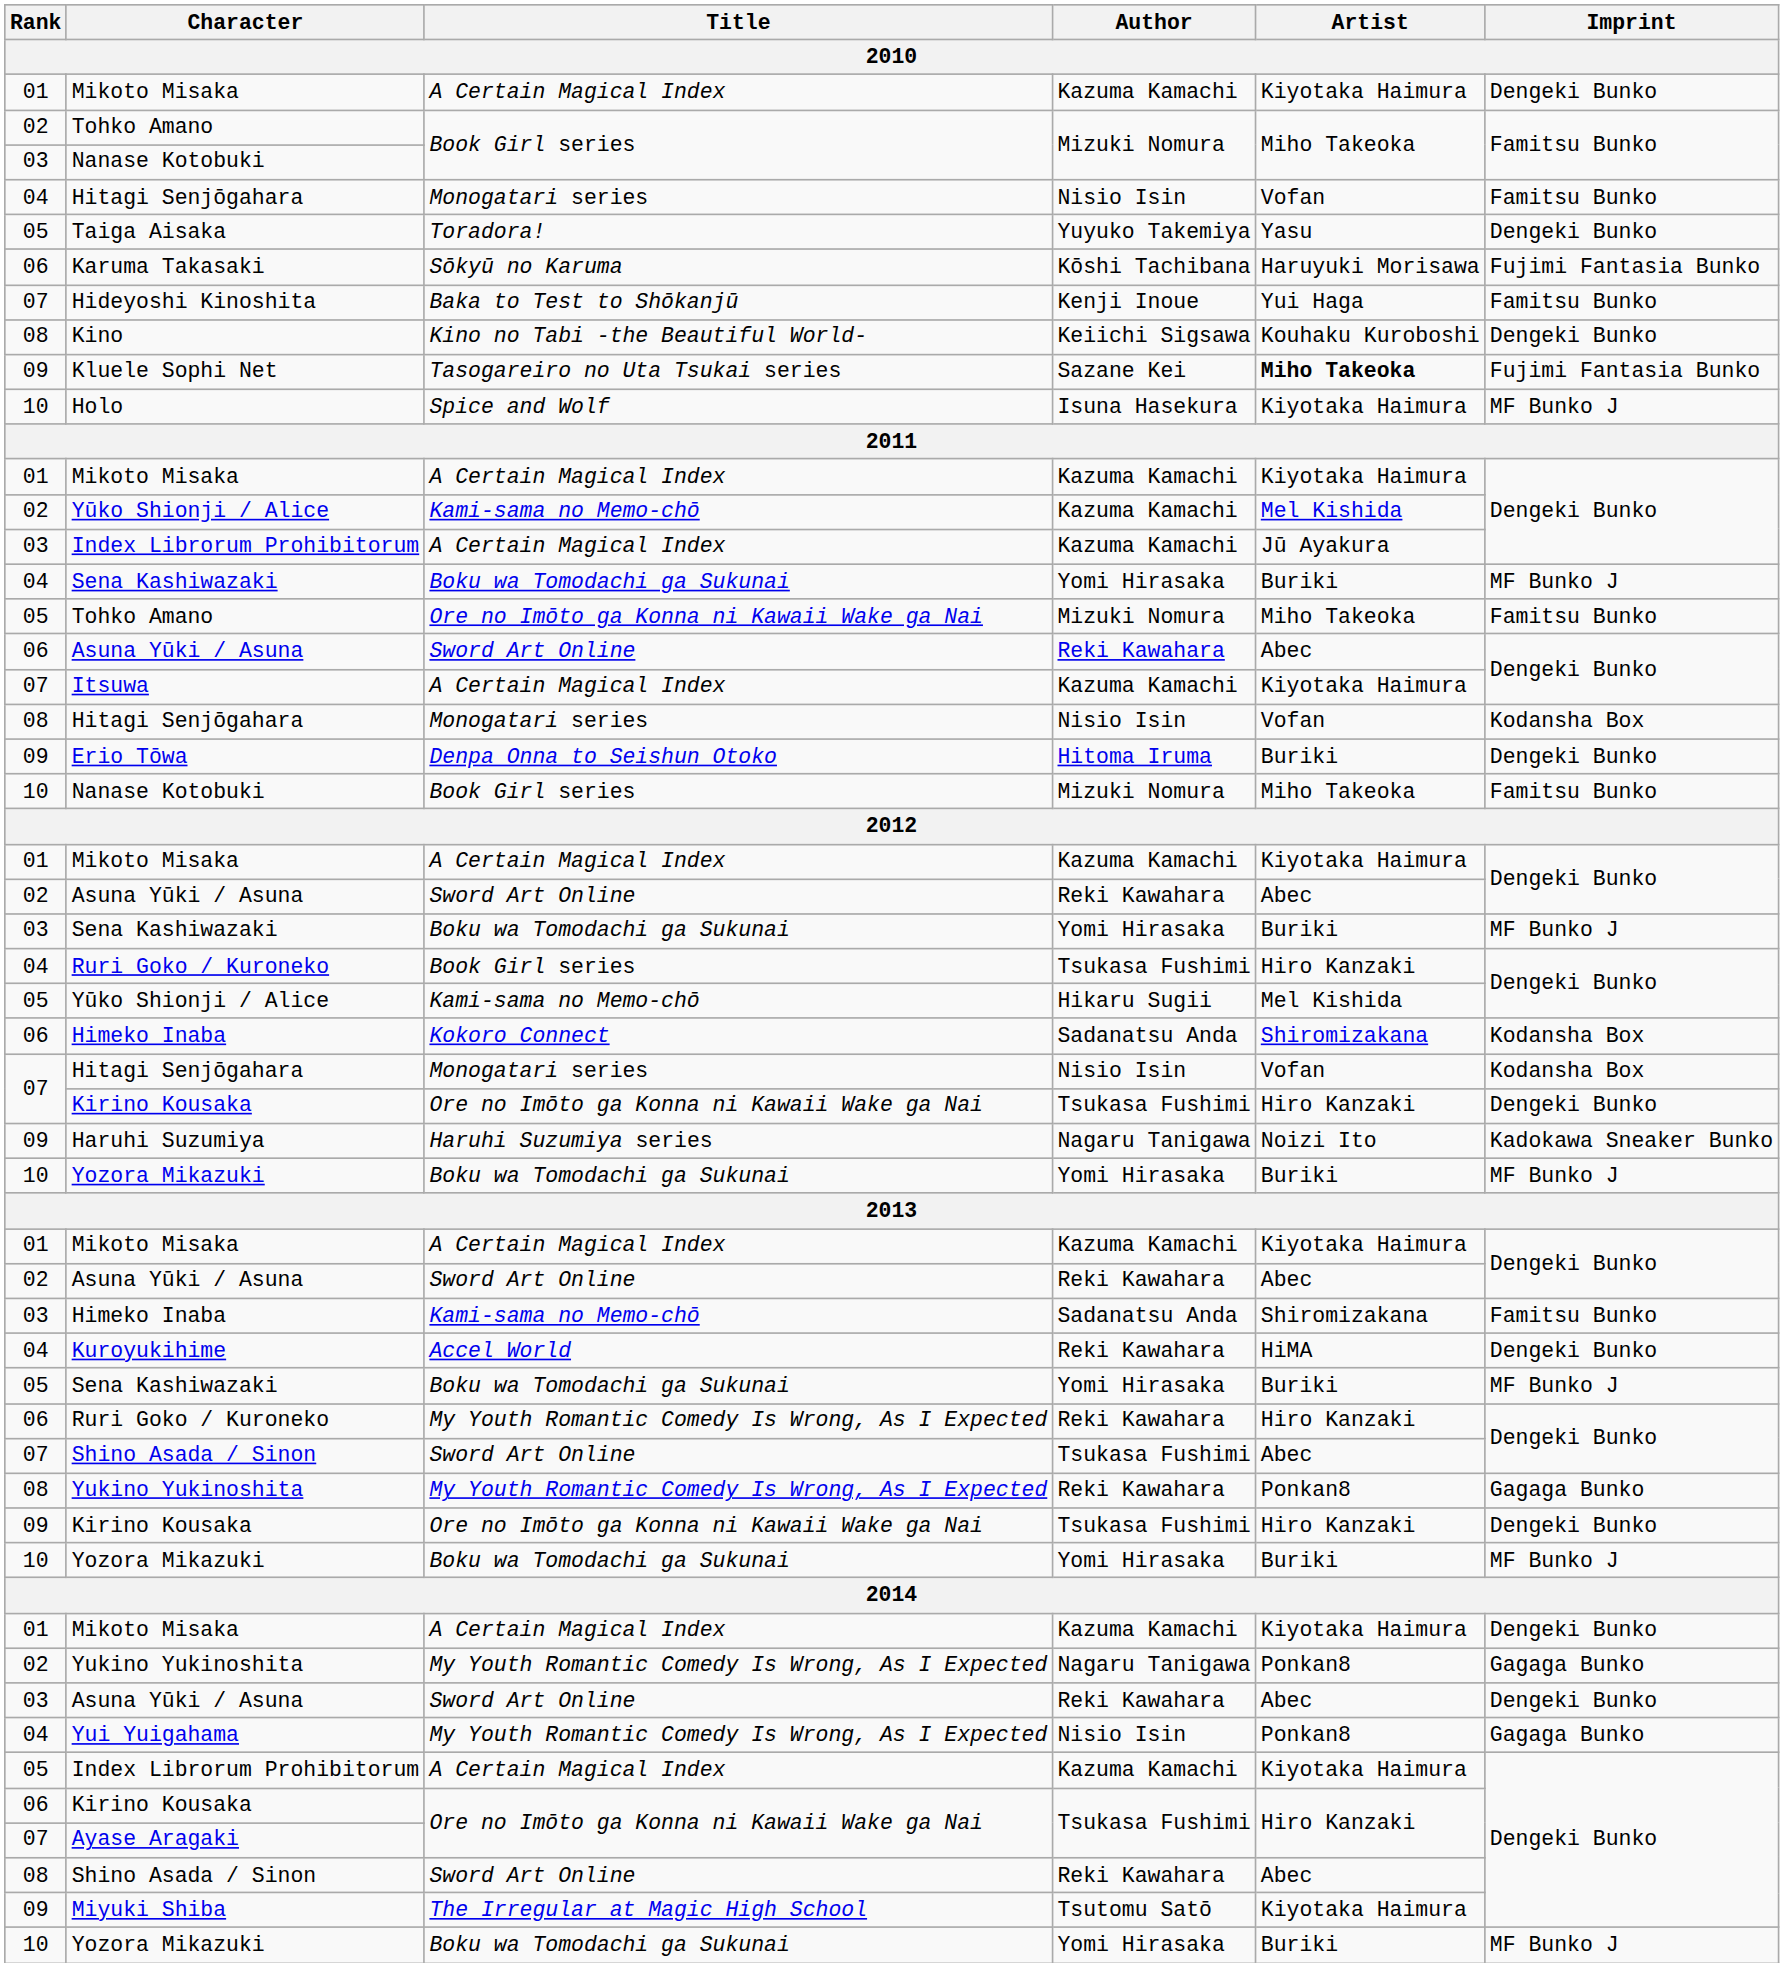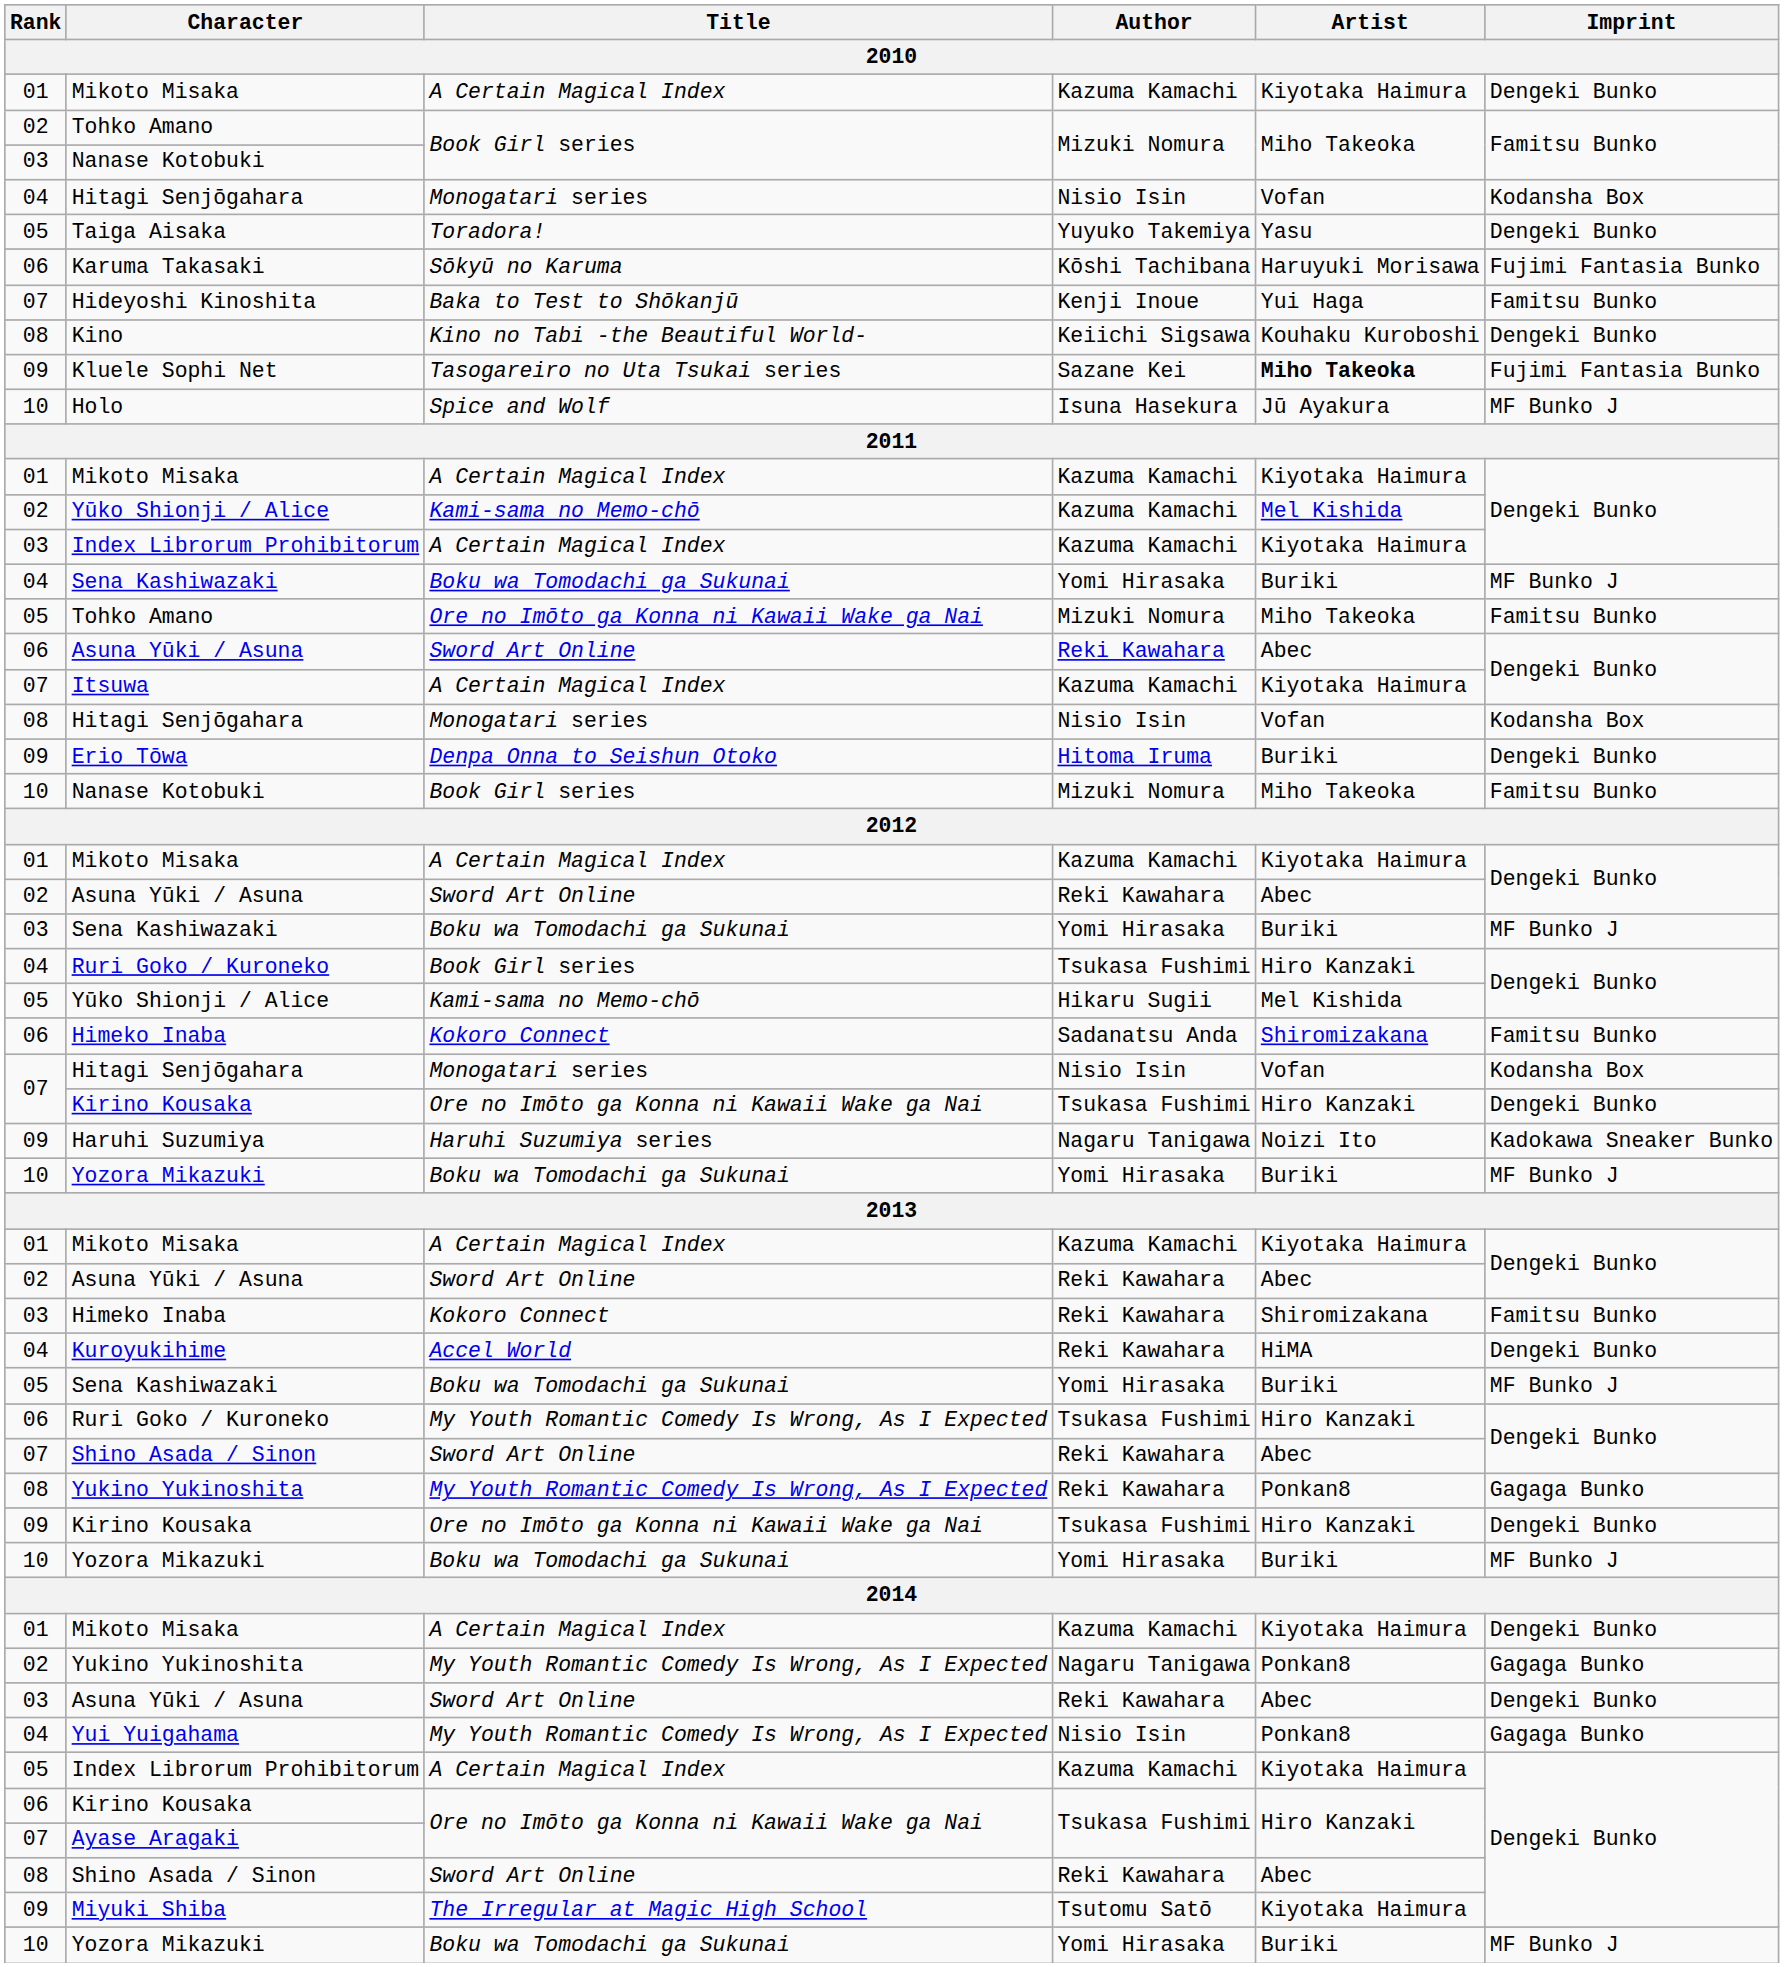(1574, 197) Famitsu Bunko -> (1567, 197) Kodansha Box
(1364, 407) Kiyotaka Haimura -> (1325, 407) Jū Ayakura
(1325, 547) Jū Ayakura -> (1364, 547) Kiyotaka Haimura
(1567, 1036) Kodansha Box -> (1574, 1036) Famitsu Bunko
(565, 1316) Kami-sama no Memo-chō -> (520, 1316) Kokoro Connect
(1148, 1316) Sadanatsu Anda -> (1141, 1316) Reki Kawahara
(1141, 1421) Reki Kawahara -> (1154, 1421) Tsukasa Fushimi
(1154, 1456) Tsukasa Fushimi -> (1141, 1456) Reki Kawahara
